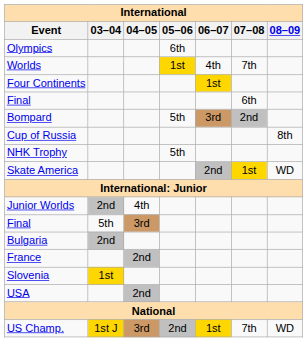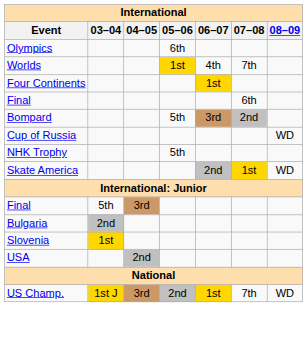(285, 135) 8th -> (285, 135) WD
- row: (41, 205)
- row: (24, 258)
